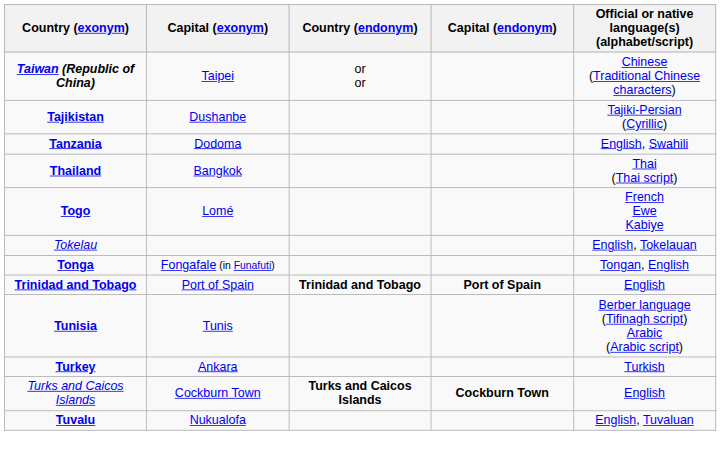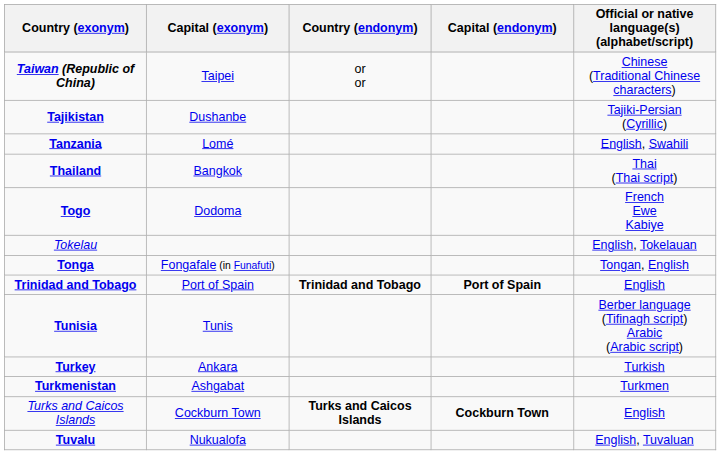(218, 143) Dodoma -> (218, 143) Lomé
(218, 211) Lomé -> (218, 211) Dodoma
+ row: (76, 386)
